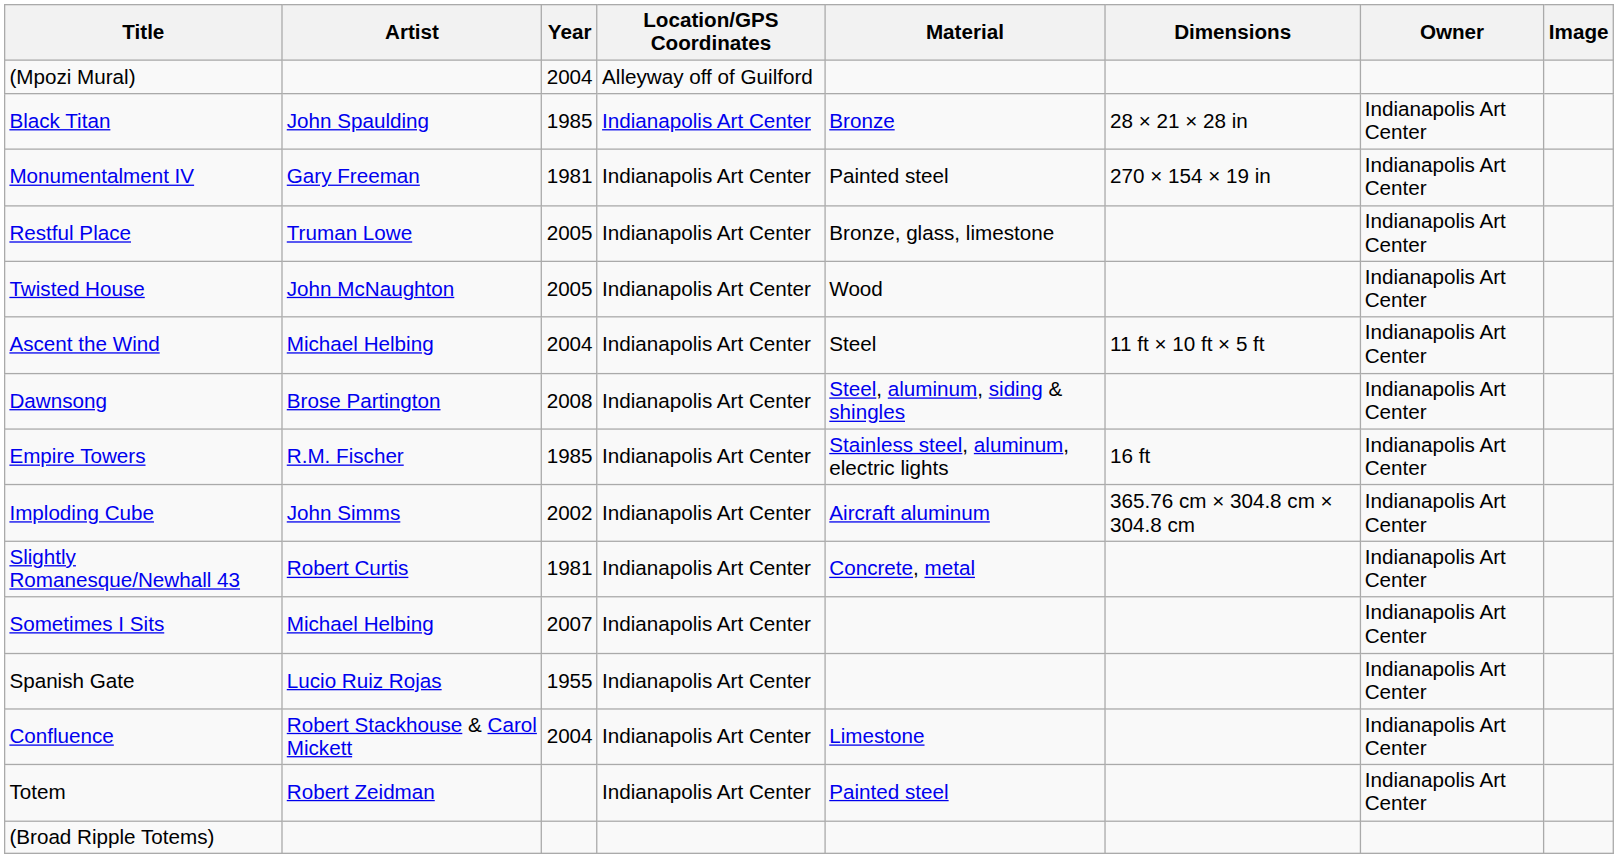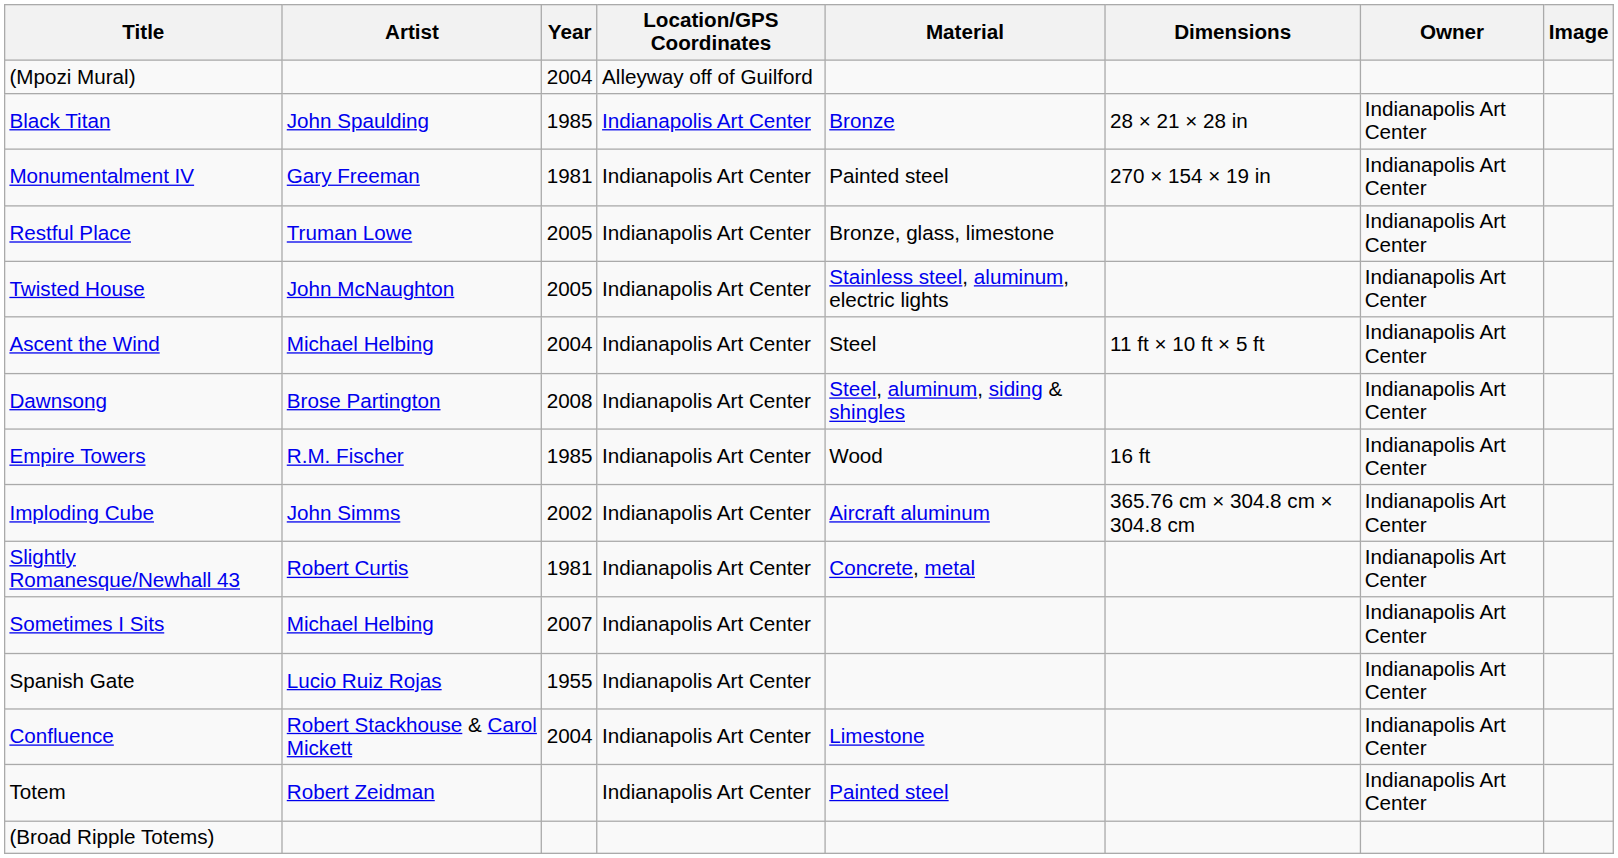(856, 289) Wood -> (949, 289) Stainless steel, aluminum, electric lights
(949, 456) Stainless steel, aluminum, electric lights -> (856, 456) Wood
